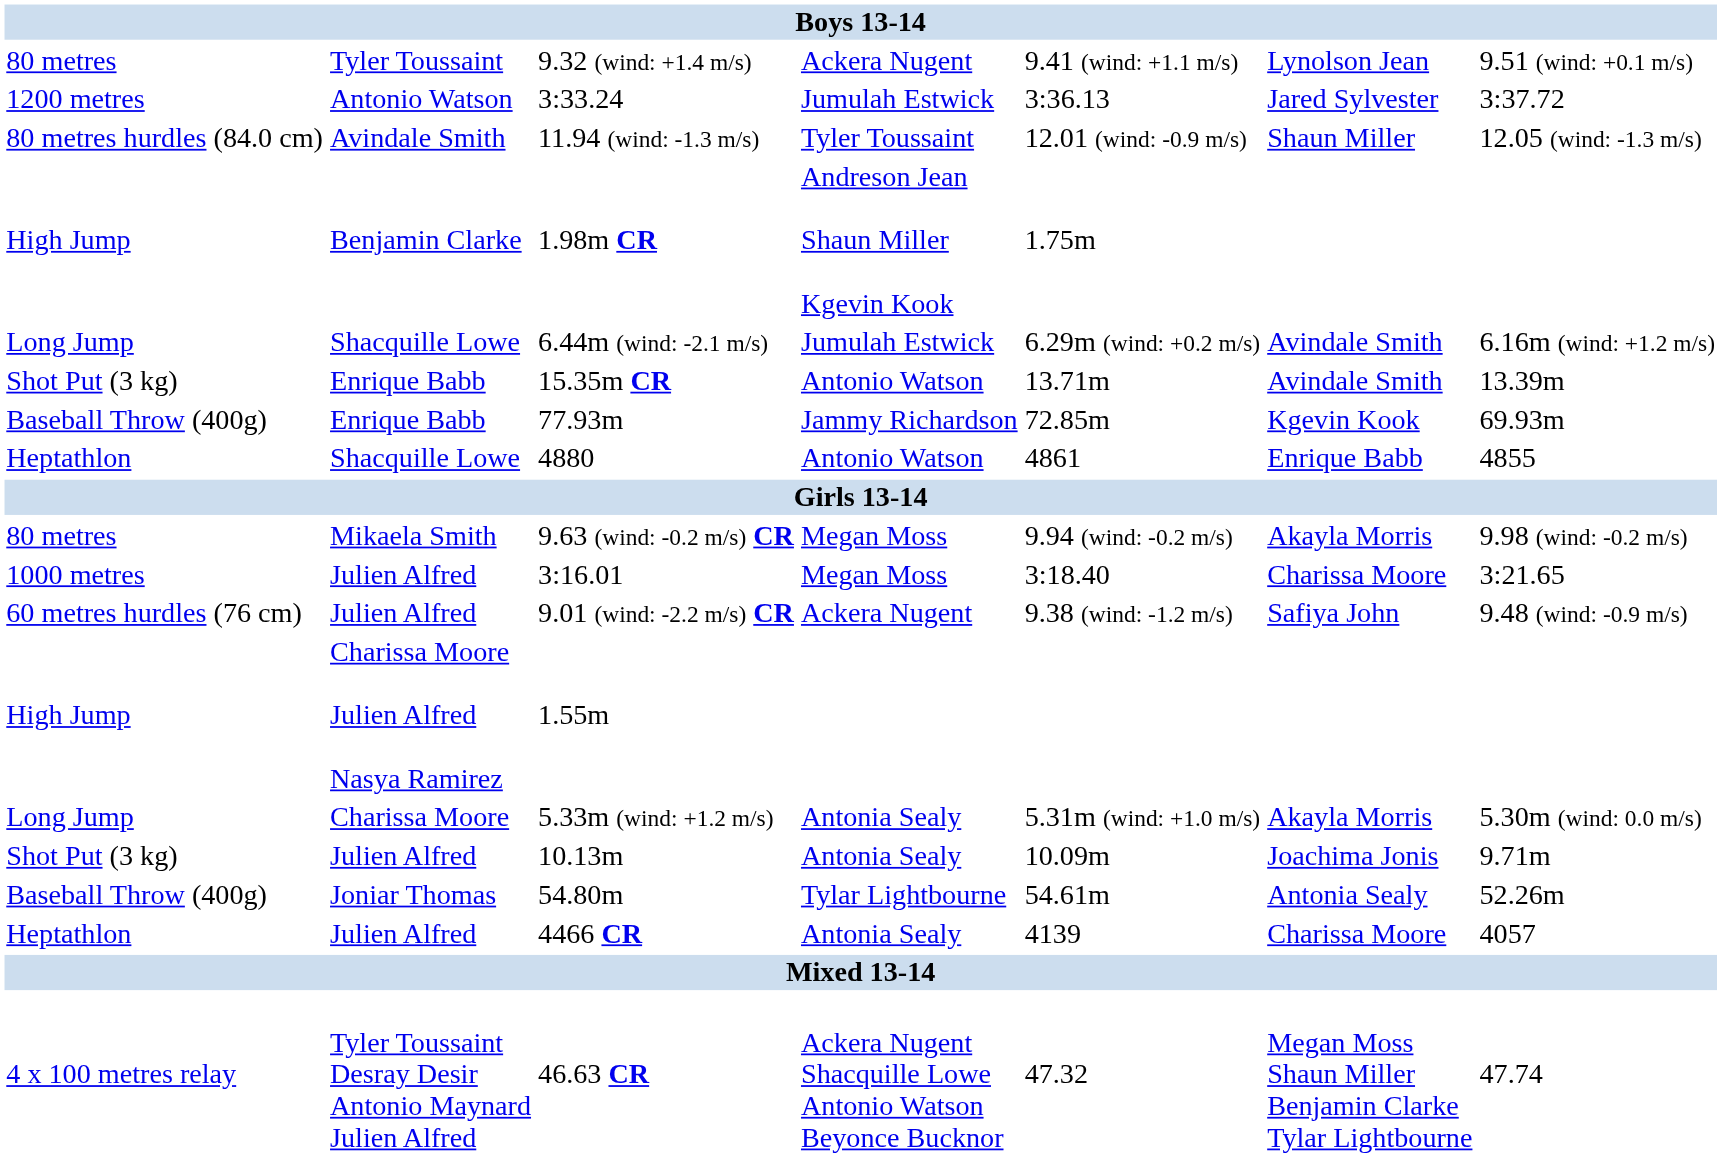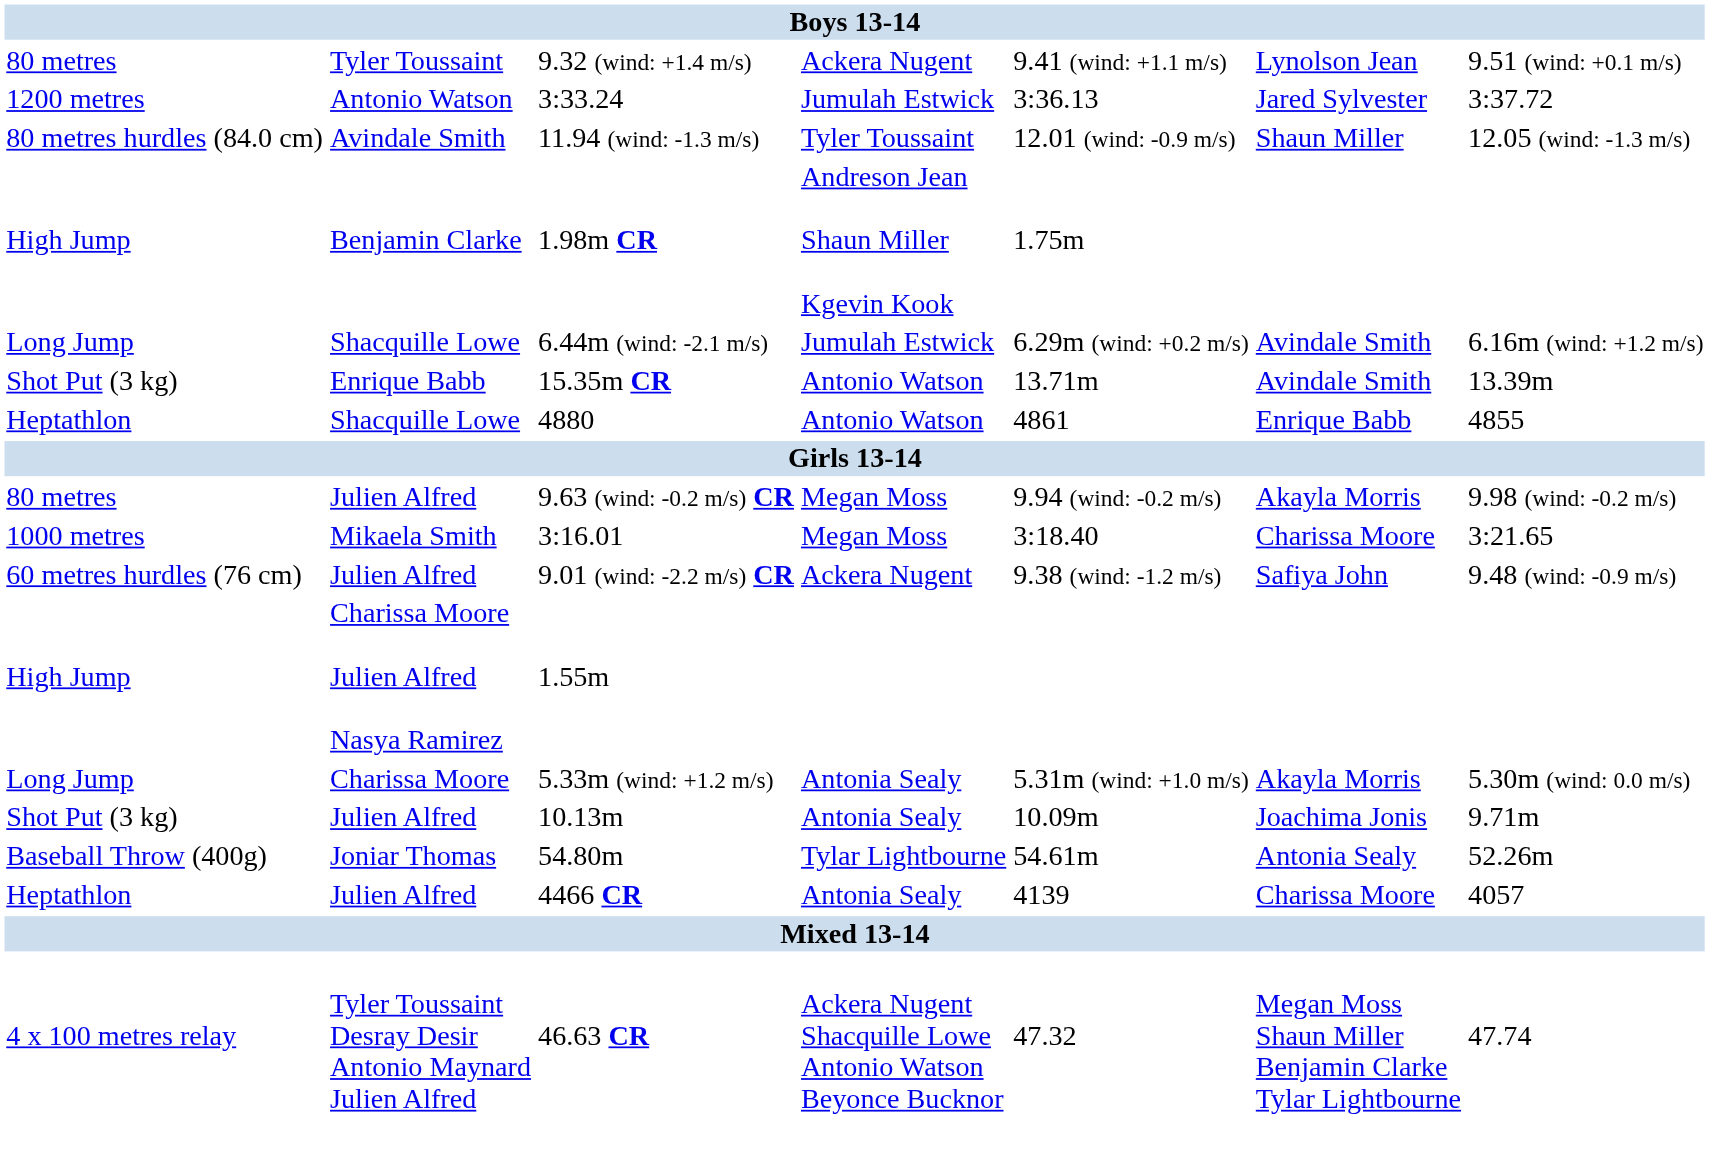- row: (581, 419)
(413, 535) Mikaela Smith -> (403, 496) Julien Alfred
(403, 574) Julien Alfred -> (413, 535) Mikaela Smith
